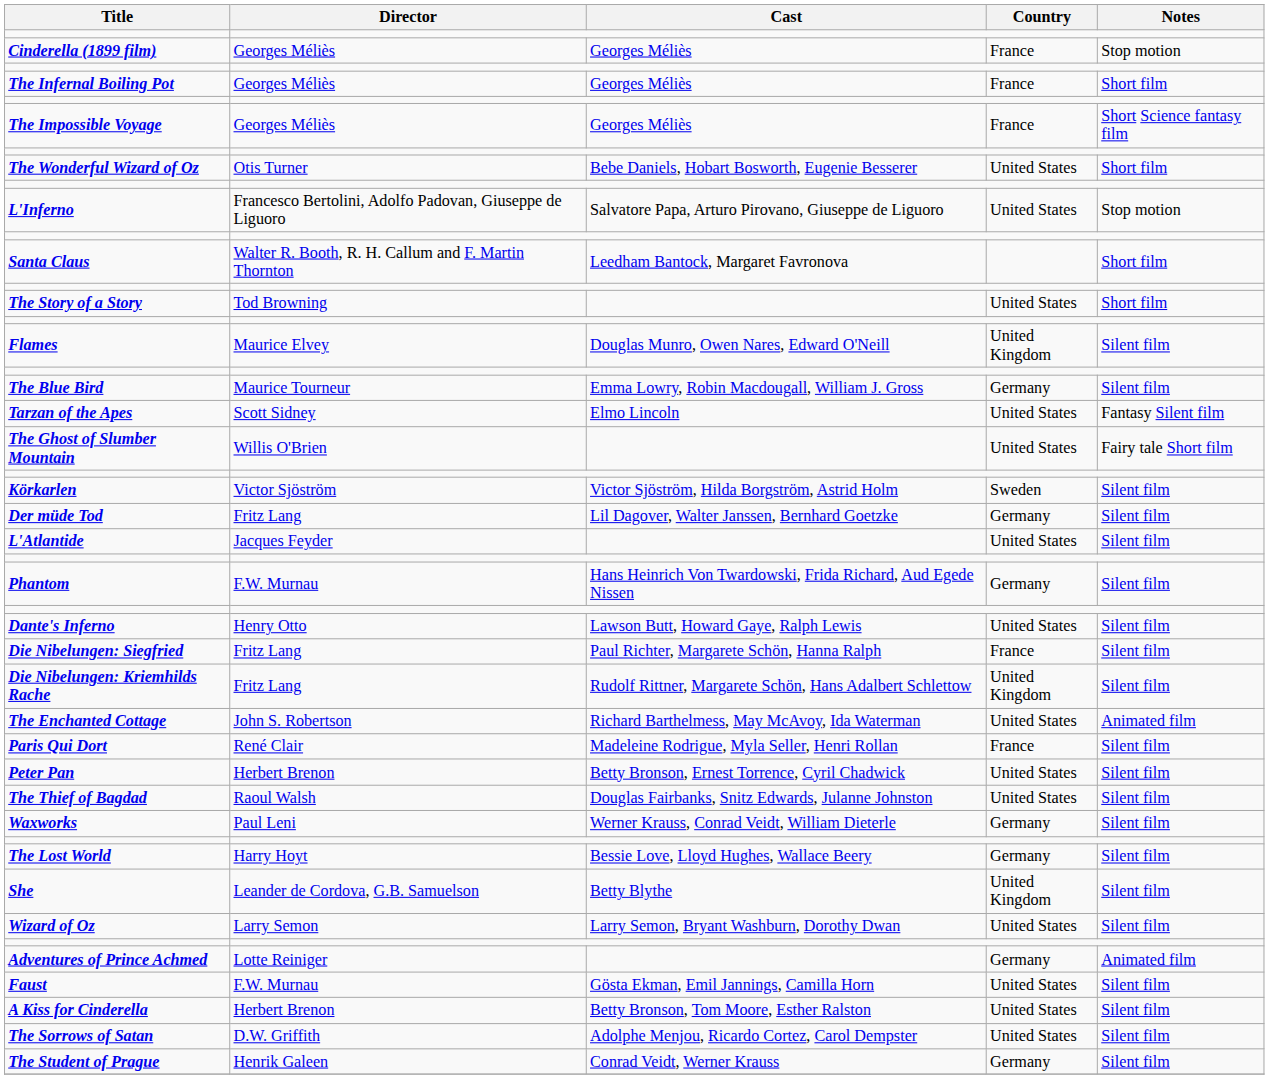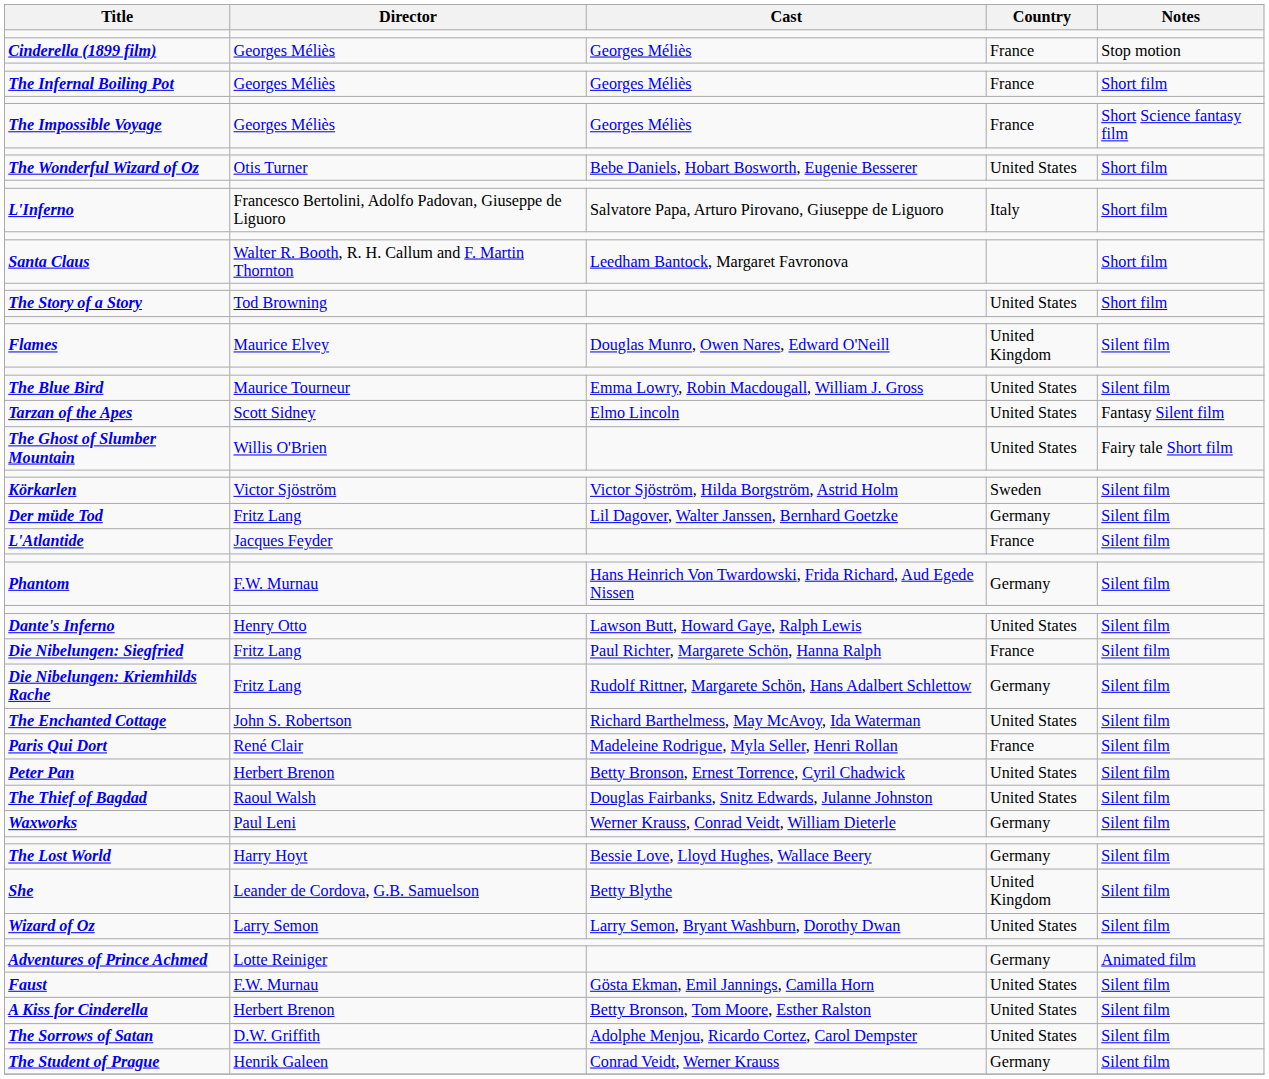(1033, 209) United States -> (1005, 209) Italy
(1141, 209) Stop motion -> (1134, 209) Short film
(1020, 387) Germany -> (1033, 387) United States
(1033, 541) United States -> (1012, 541) France
(1021, 686) United Kingdom -> (1020, 686) Germany
(1149, 720) Animated film -> (1136, 720) Silent film
